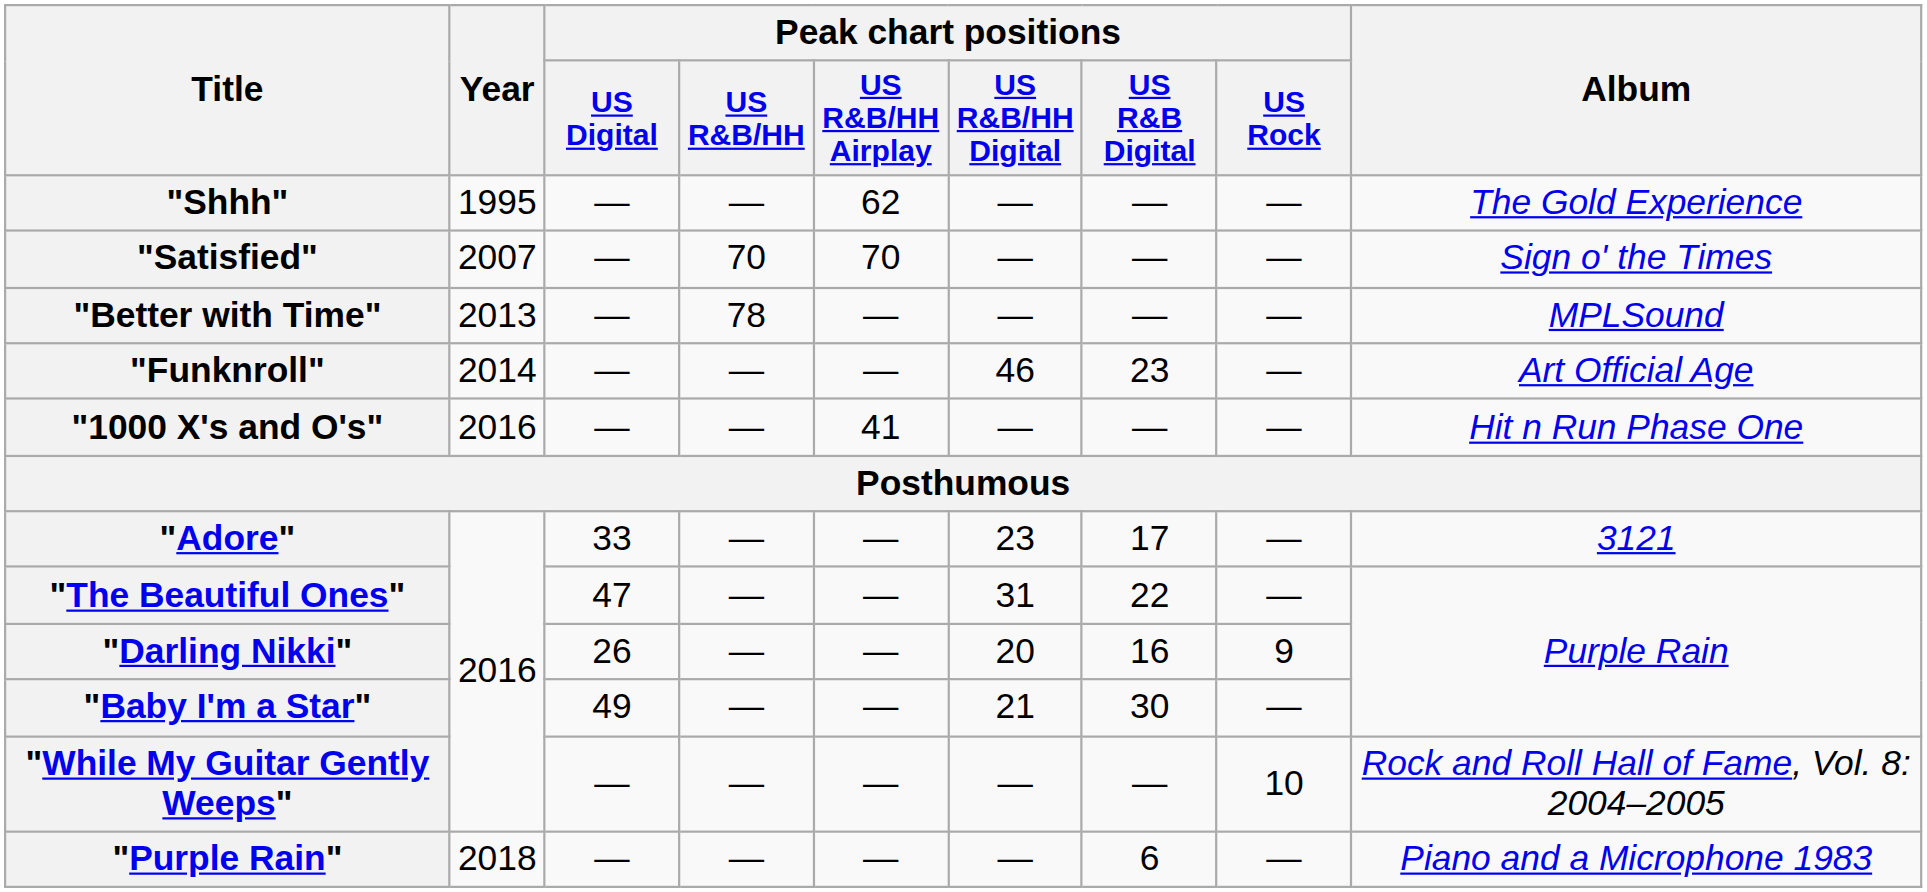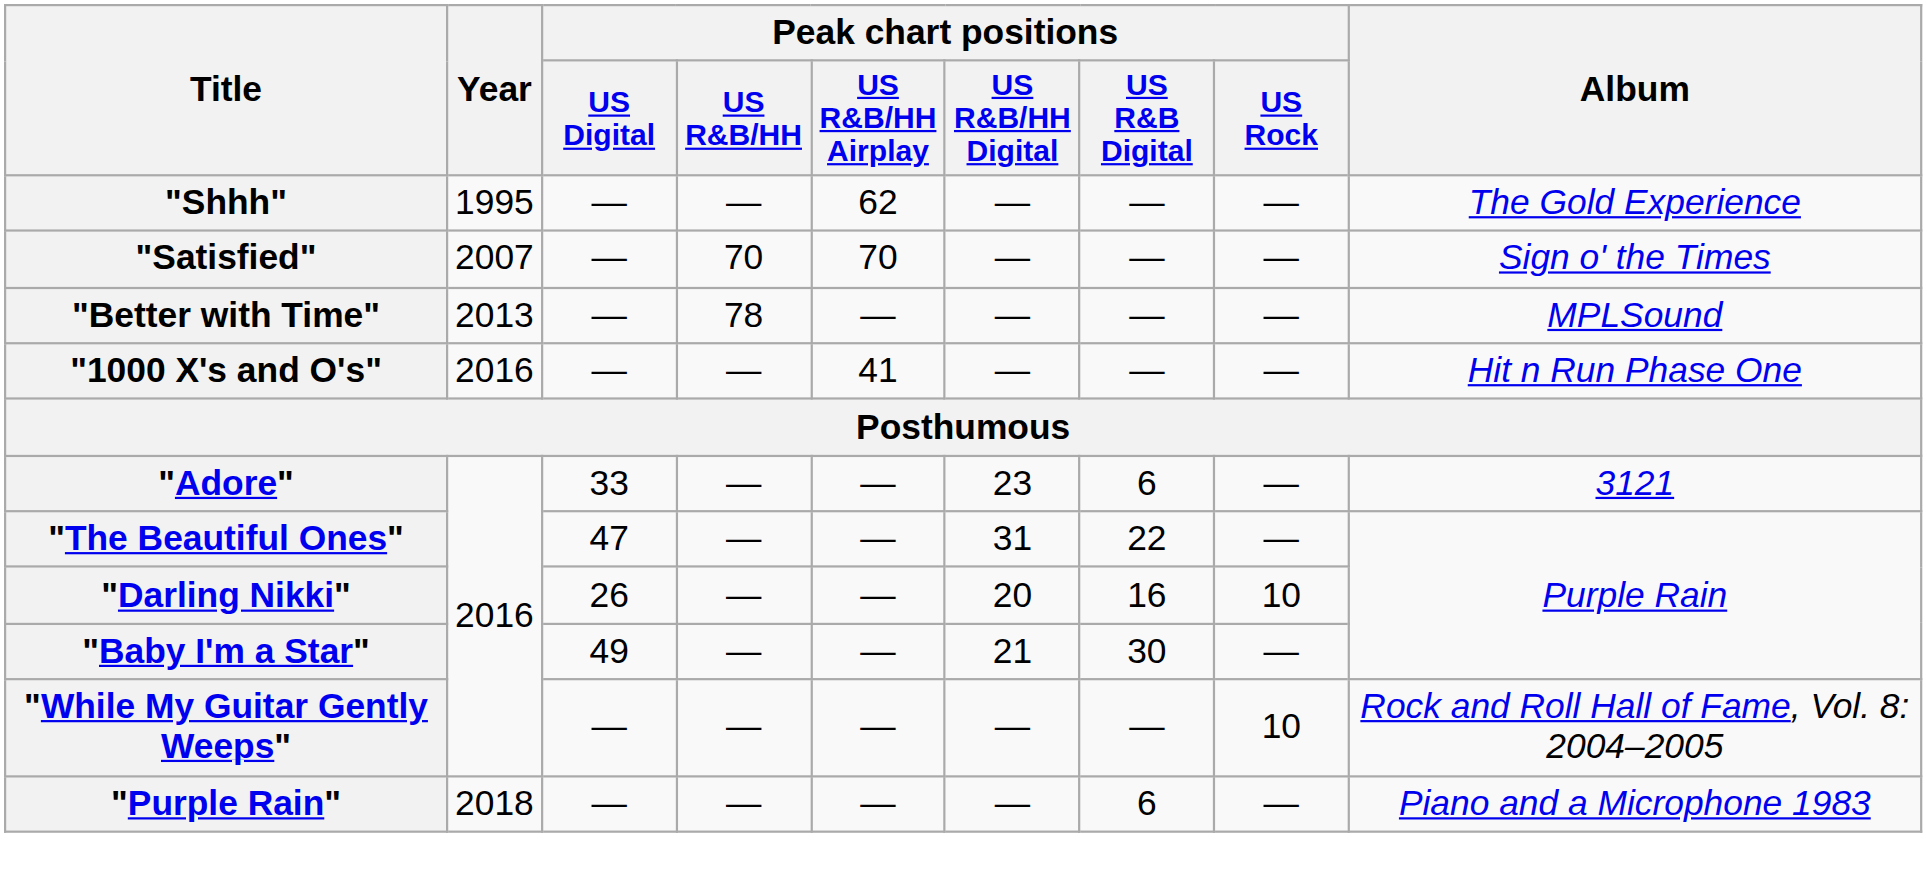- row: (227, 370)
(1150, 538) 17 -> (1147, 482) 6
(1284, 650) 9 -> (1281, 594) 10
